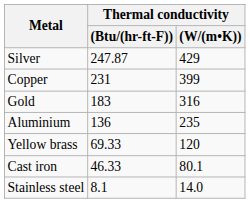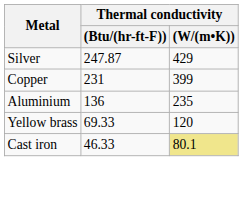- row: (21, 101)
(191, 166) no background -> (185, 144) khaki background
- row: (46, 187)
